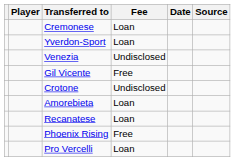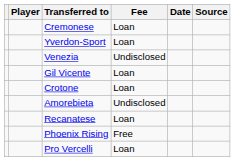(123, 73) Free -> (124, 73) Loan
(139, 88) Undisclosed -> (124, 88) Loan
(124, 103) Loan -> (139, 103) Undisclosed
